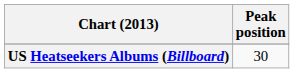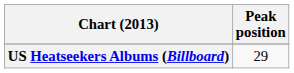(261, 56) 30 -> (261, 56) 29
